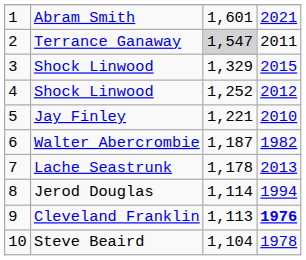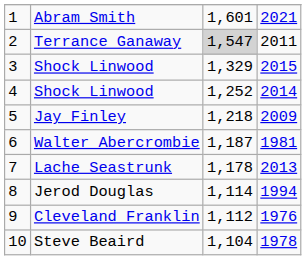(279, 92) 2012 -> (279, 92) 2014
(230, 117) 1,221 -> (230, 117) 1,218
(279, 117) 2010 -> (279, 117) 2009
(279, 142) 1982 -> (279, 142) 1981
(230, 217) 1,113 -> (230, 217) 1,112
(279, 217) bold -> (279, 217) normal
